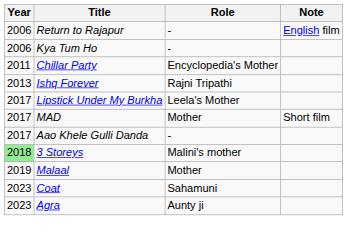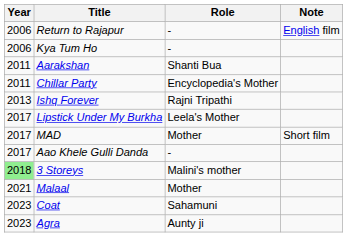+ row: (63, 65)
(19, 170) 2019 -> (19, 188) 2021
